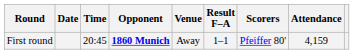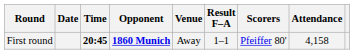(95, 40) normal -> (95, 40) bold
(316, 40) 4,159 -> (317, 40) 4,158
